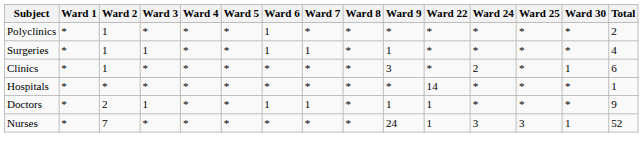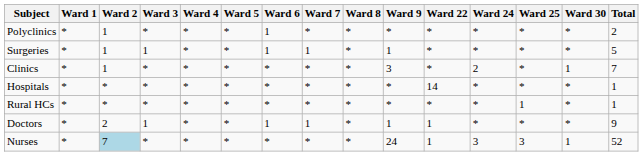(614, 50) 4 -> (614, 50) 5
(614, 68) 6 -> (614, 68) 7
+ row: (31, 105)
(105, 123) no background -> (105, 141) lightblue background
